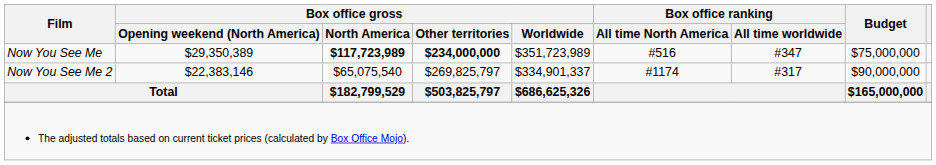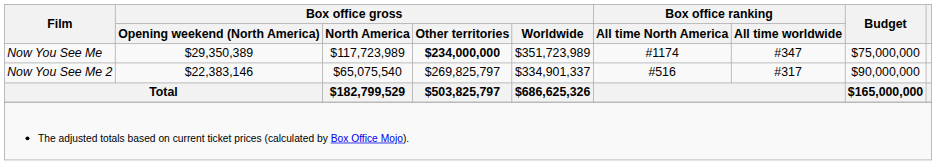(368, 53) bold -> (368, 53) normal
(662, 53) #516 -> (662, 53) #1174
(662, 72) #1174 -> (662, 72) #516
